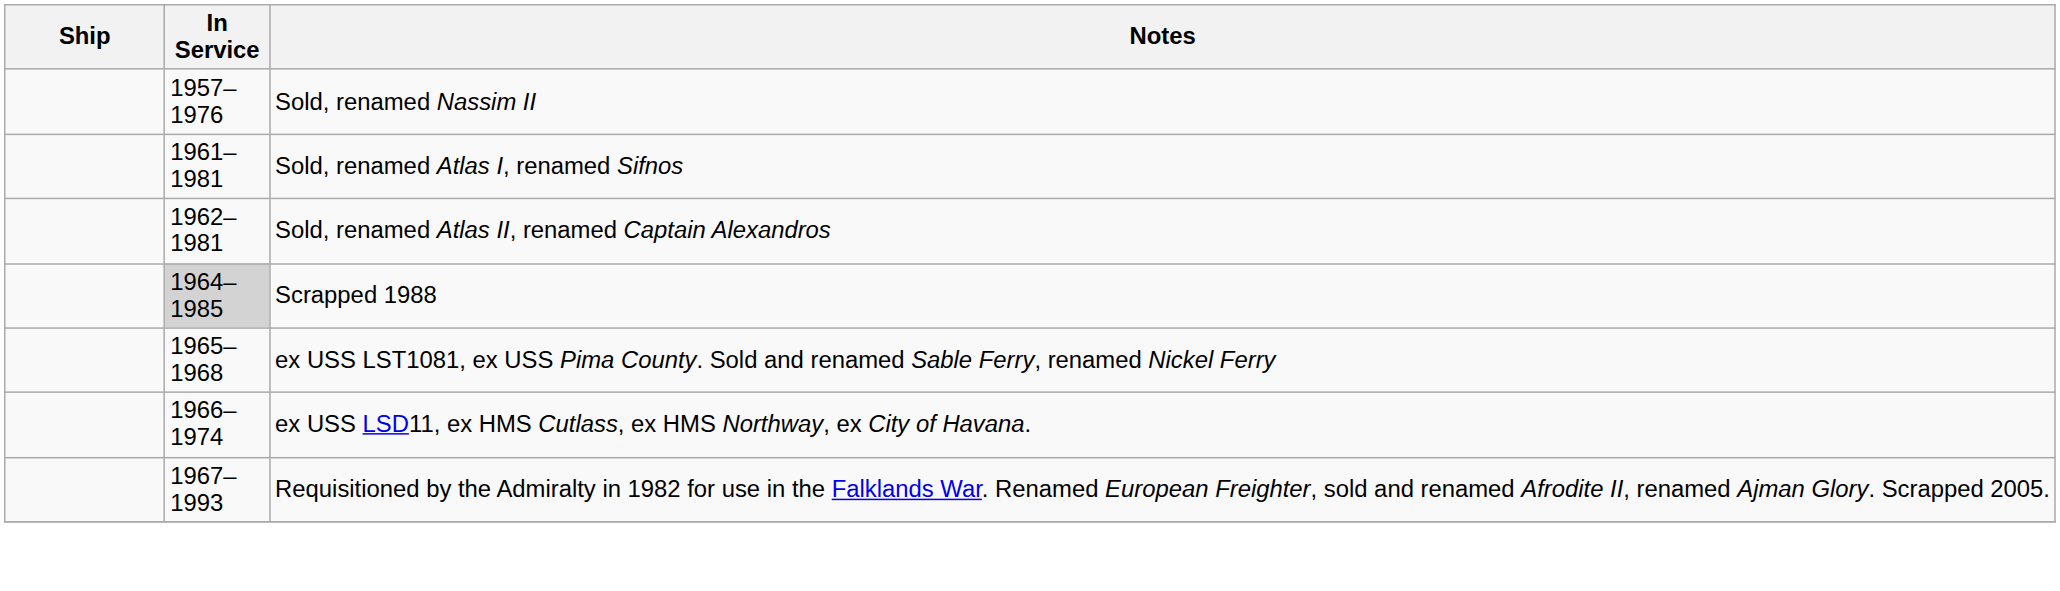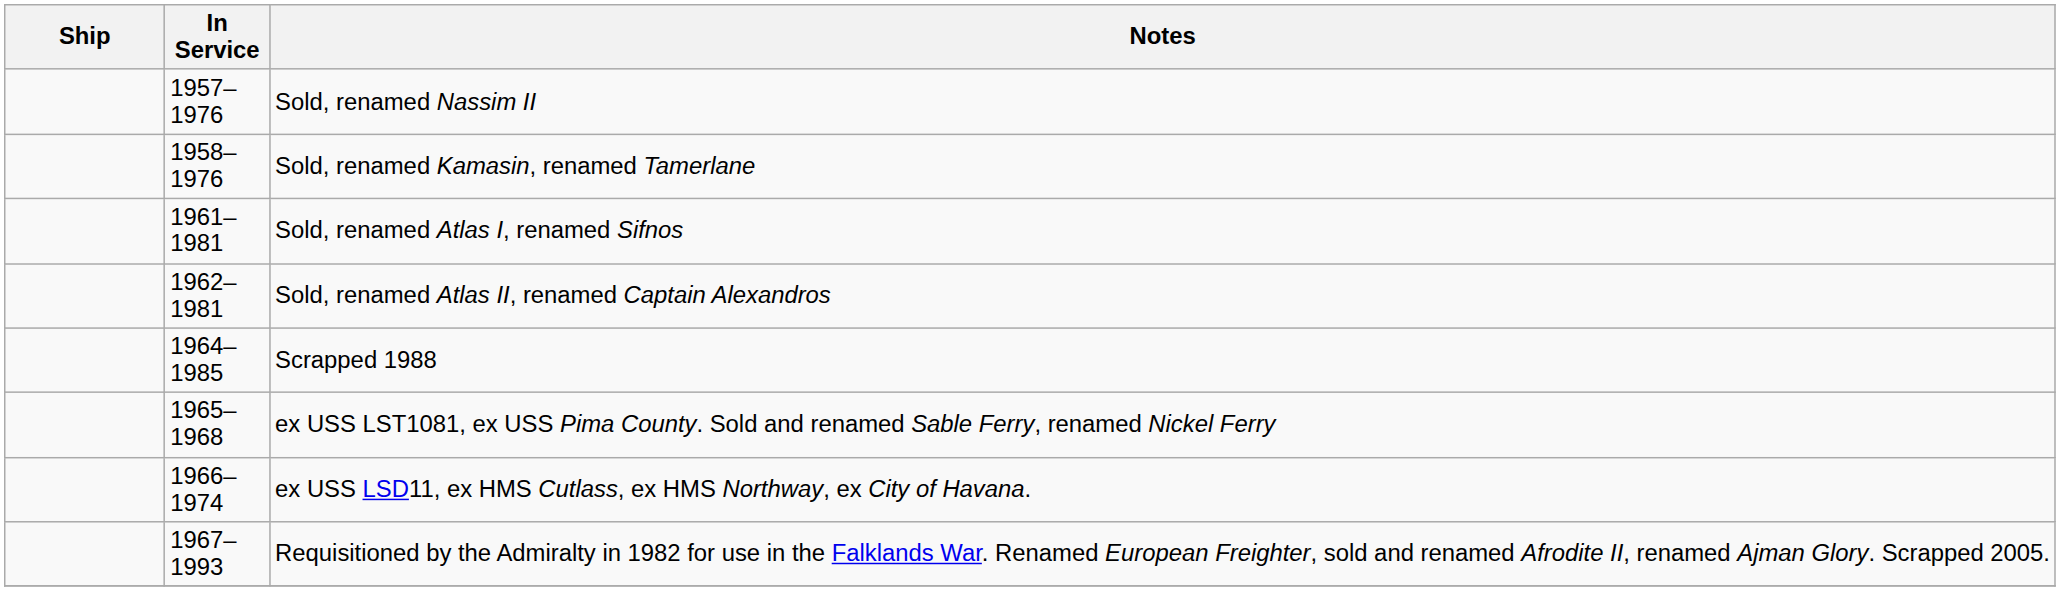+ row: (515, 166)
(203, 295) lightgrey background -> (203, 359) no background
